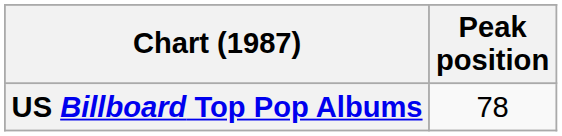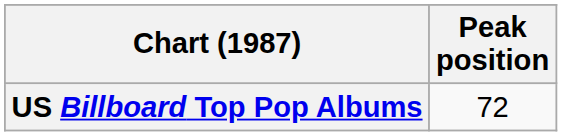(493, 106) 78 -> (493, 106) 72
